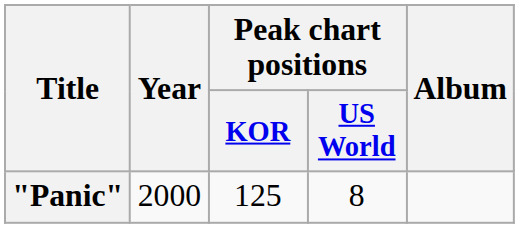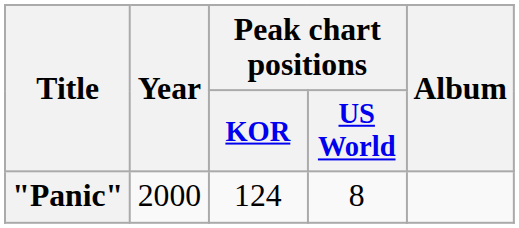(258, 196) 125 -> (258, 196) 124
